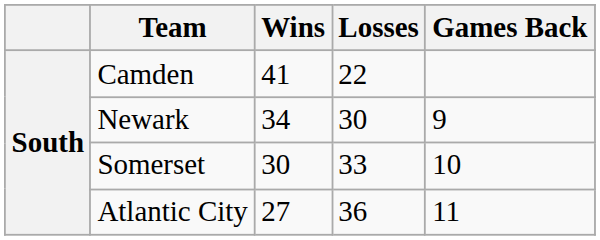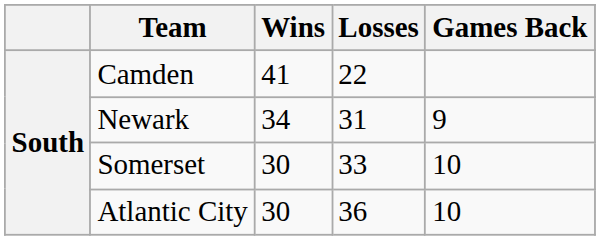(353, 119) 30 -> (353, 119) 31
(276, 211) 27 -> (276, 211) 30
(446, 211) 11 -> (447, 211) 10
